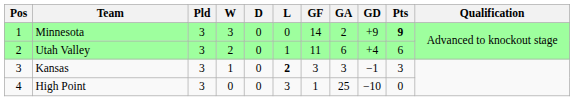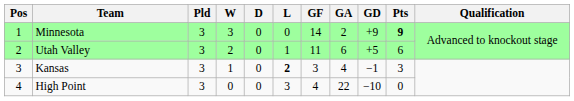(372, 50) +4 -> (372, 50) +5
(344, 68) 3 -> (344, 68) 4
(315, 86) 1 -> (315, 86) 4
(344, 86) 25 -> (344, 86) 22
